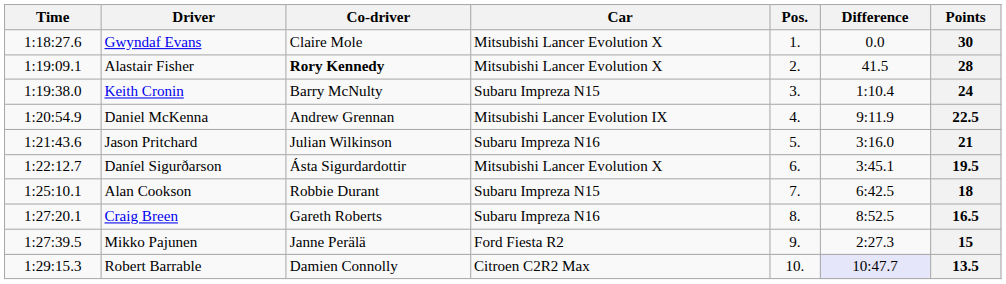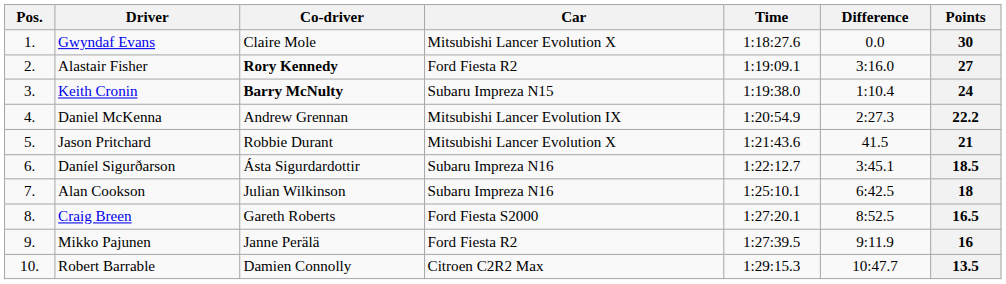columns swapped: (795, 17) <-> (53, 17)
(568, 67) Mitsubishi Lancer Evolution X -> (473, 67) Ford Fiesta R2
(875, 67) 41.5 -> (875, 67) 3:16.0
(966, 67) 28 -> (966, 67) 27
(336, 92) normal -> (293, 92) bold
(875, 117) 9:11.9 -> (875, 117) 2:27.3
(966, 117) 22.5 -> (966, 117) 22.2
(341, 142) Julian Wilkinson -> (288, 142) Robbie Durant
(537, 142) Subaru Impreza N16 -> (522, 142) Mitsubishi Lancer Evolution X
(875, 142) 3:16.0 -> (875, 142) 41.5
(568, 166) Mitsubishi Lancer Evolution X -> (491, 166) Subaru Impreza N16
(966, 166) 19.5 -> (966, 166) 18.5
(335, 191) Robbie Durant -> (294, 191) Julian Wilkinson
(537, 191) Subaru Impreza N15 -> (491, 191) Subaru Impreza N16
(537, 216) Subaru Impreza N16 -> (483, 216) Ford Fiesta S2000
(875, 241) 2:27.3 -> (875, 241) 9:11.9
(966, 241) 15 -> (966, 241) 16
(875, 266) lavender background -> (875, 266) no background
